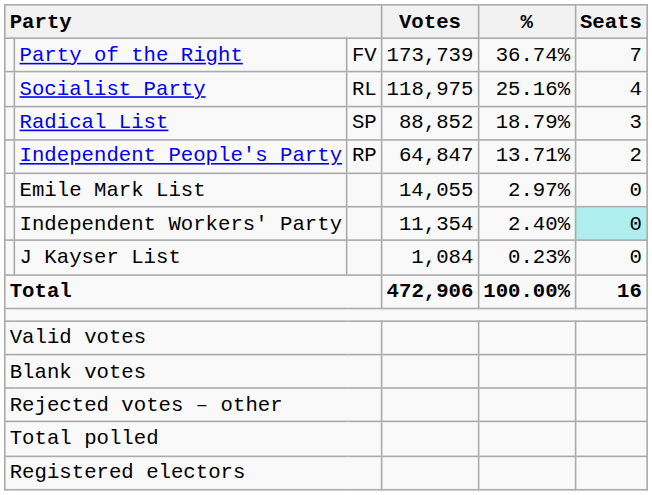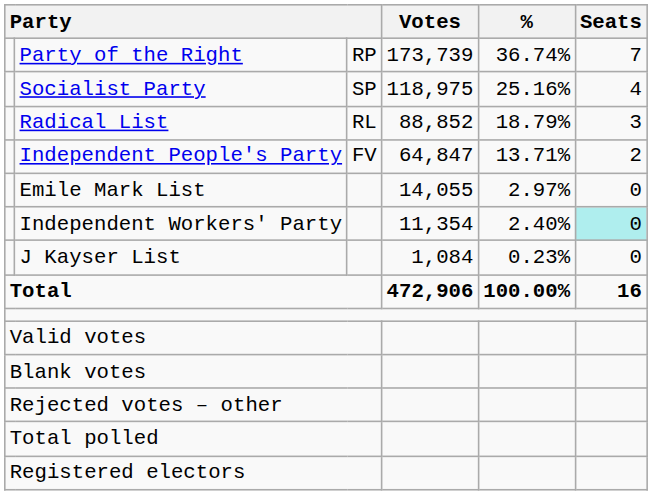(364, 55) FV -> (364, 55) RP
(364, 89) RL -> (364, 89) SP
(364, 123) SP -> (364, 123) RL
(364, 156) RP -> (364, 156) FV
